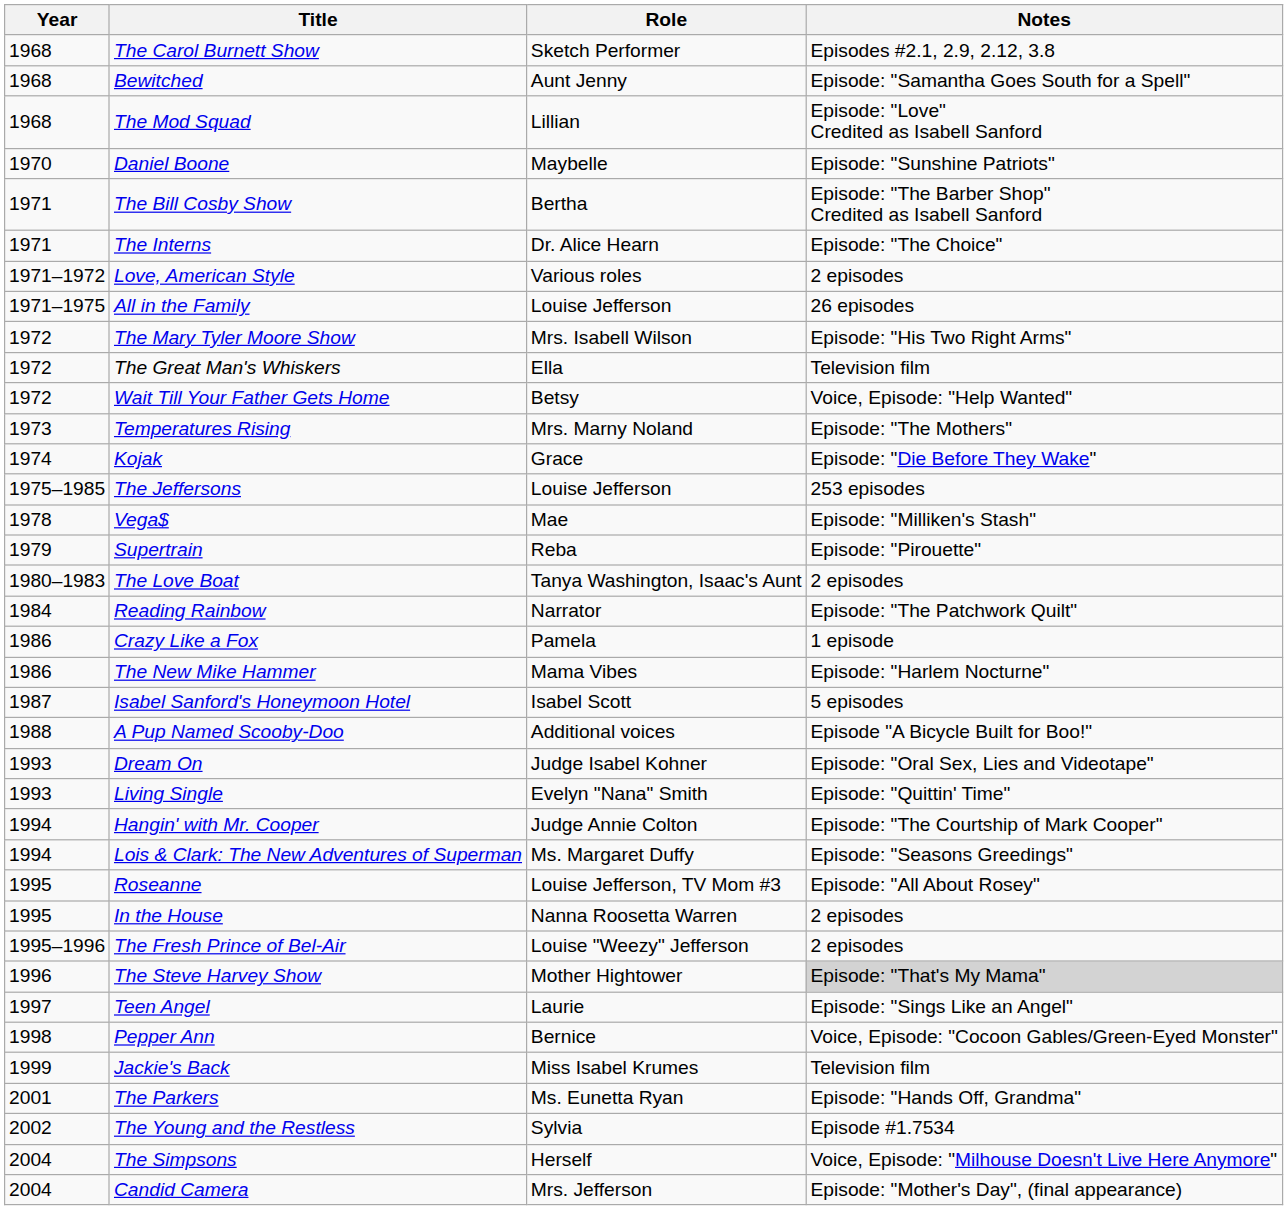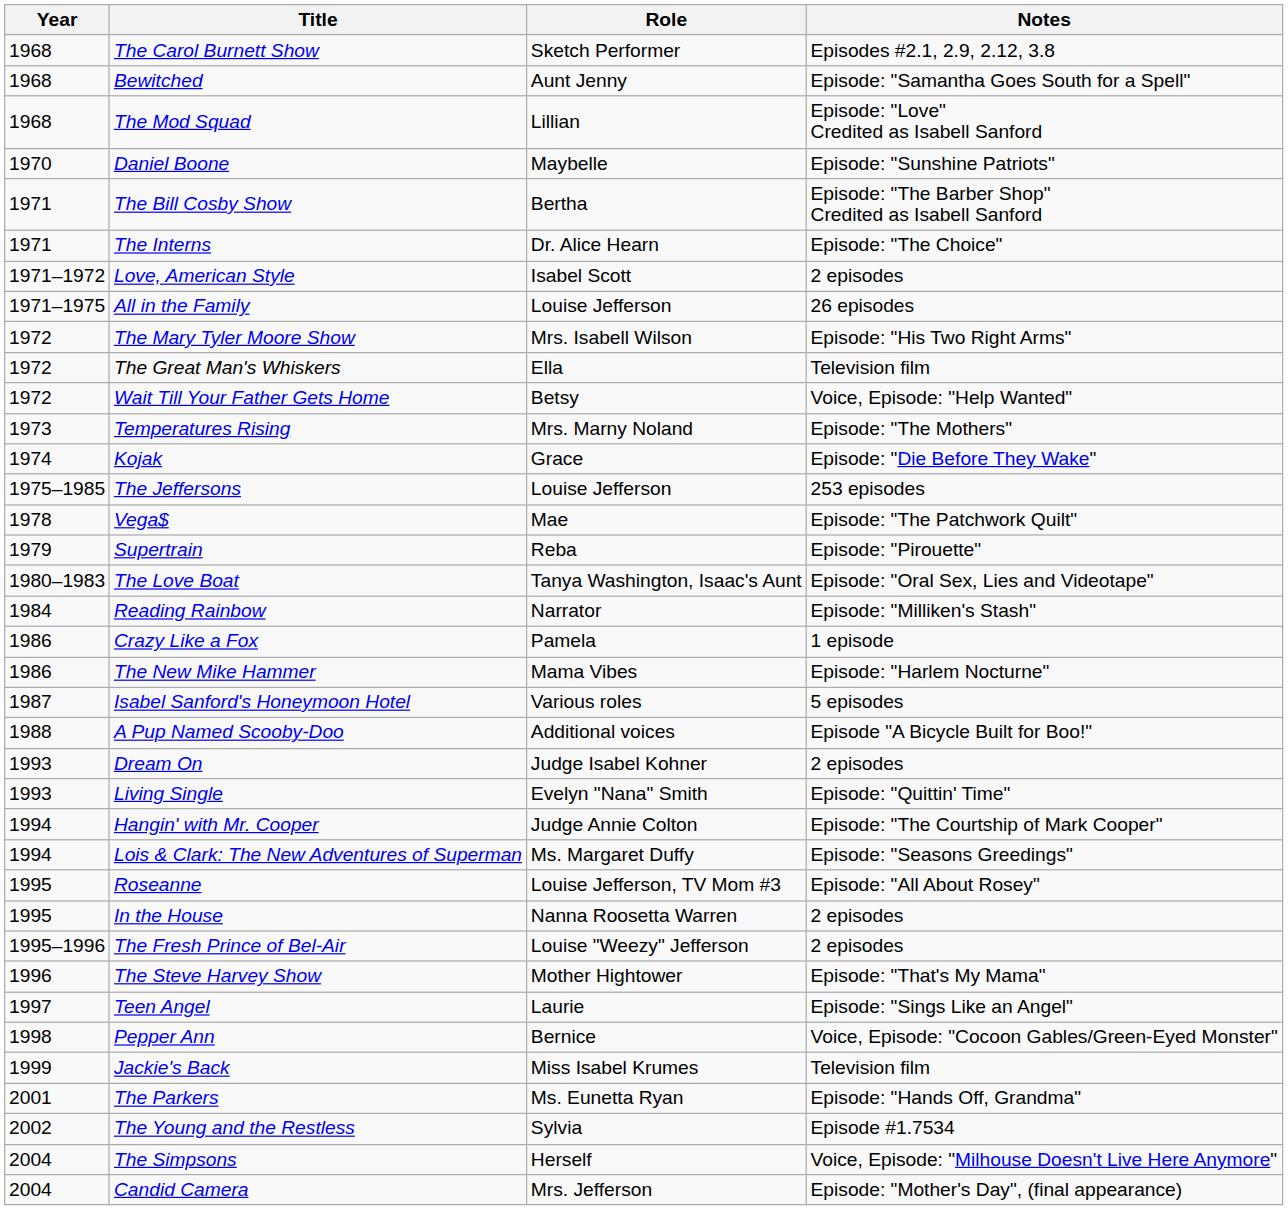(586, 276) Various roles -> (581, 276) Isabel Scott
(923, 519) Episode: "Milliken's Stash" -> (944, 519) Episode: "The Patchwork Quilt"
(857, 580) 2 episodes -> (982, 580) Episode: "Oral Sex, Lies and Videotape"
(944, 611) Episode: "The Patchwork Quilt" -> (923, 611) Episode: "Milliken's Stash"
(581, 702) Isabel Scott -> (586, 702) Various roles
(982, 763) Episode: "Oral Sex, Lies and Videotape" -> (857, 763) 2 episodes
(928, 976) lightgrey background -> (928, 976) no background
